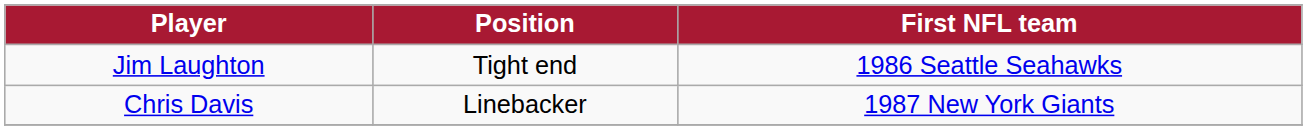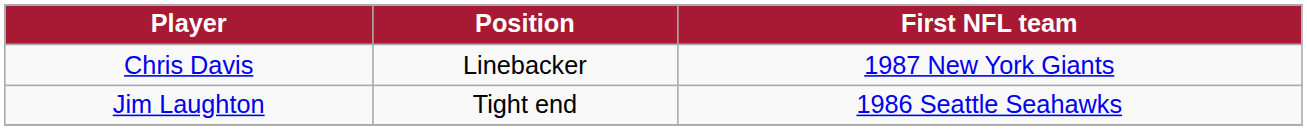rows swapped: (189, 104) <-> (189, 64)
